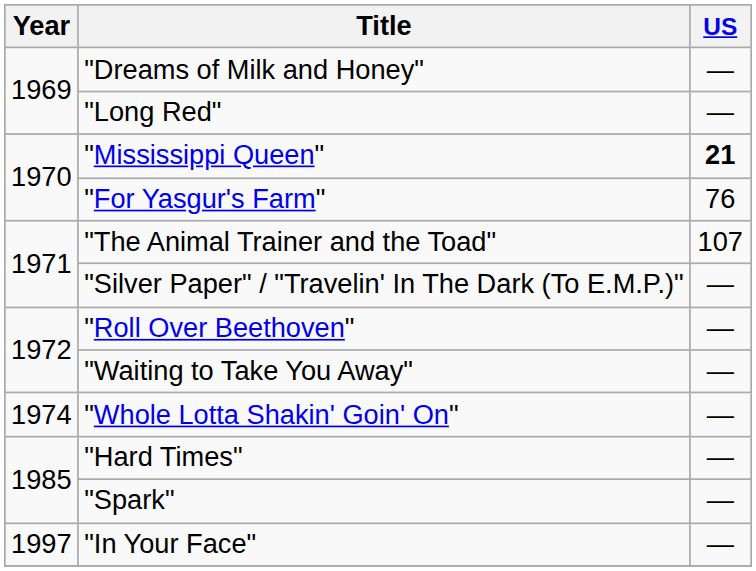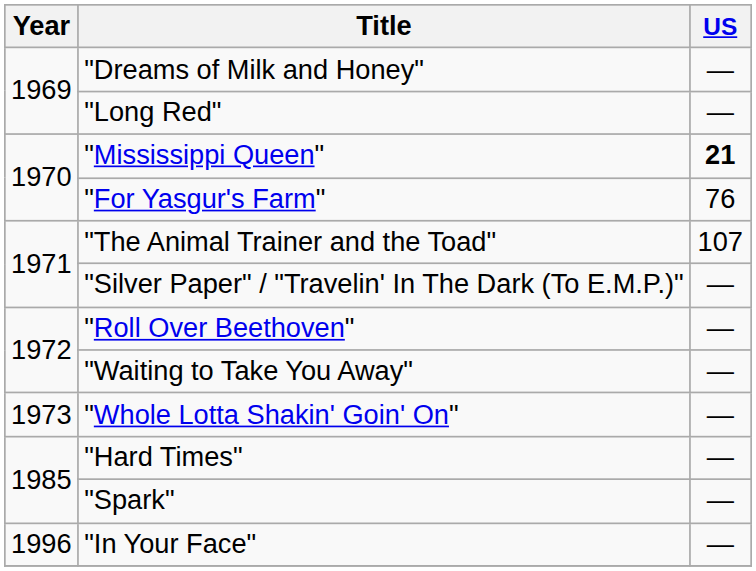(41, 414) 1974 -> (41, 414) 1973
(41, 543) 1997 -> (41, 543) 1996
